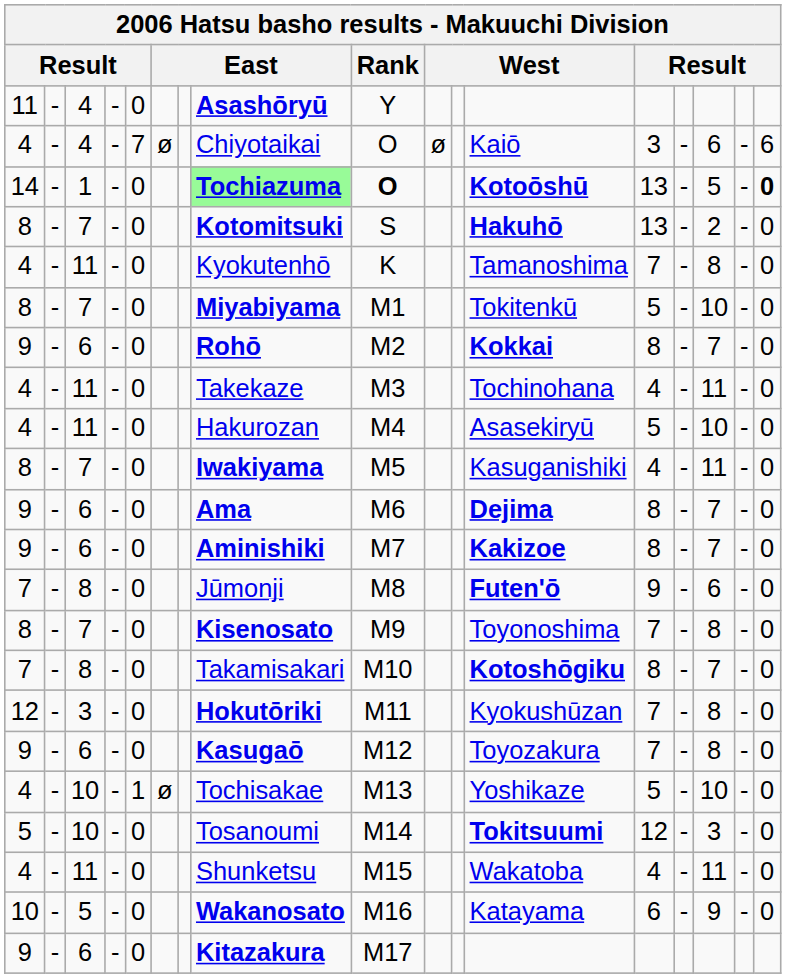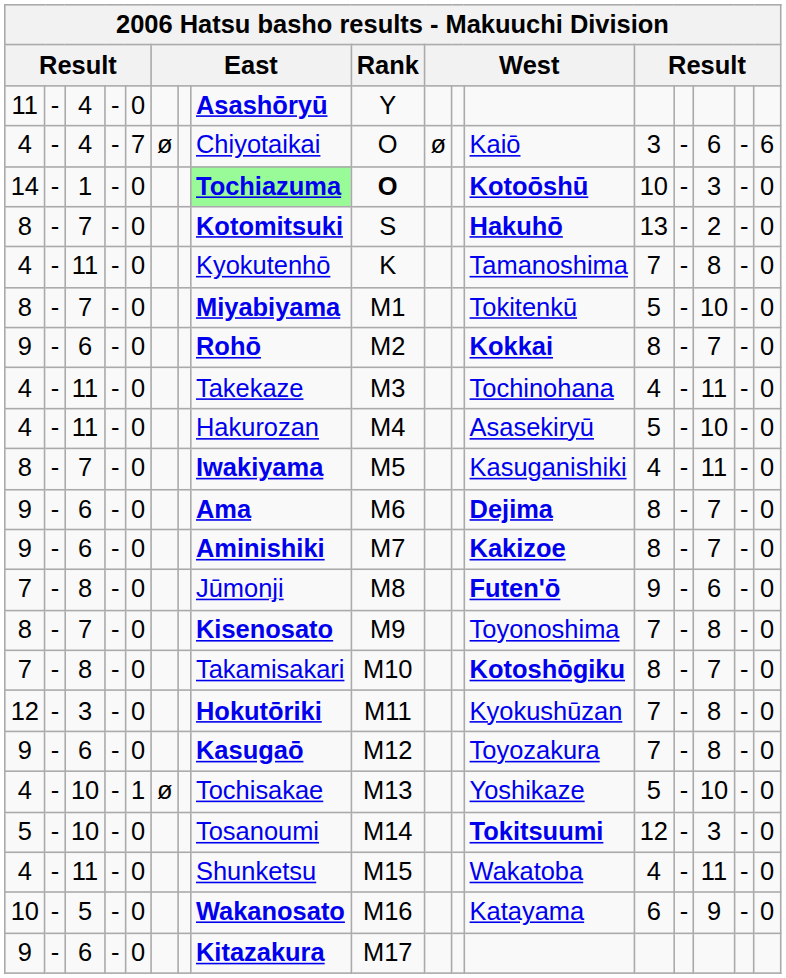(654, 186) 13 -> (654, 186) 10
(714, 186) 5 -> (714, 186) 3
(767, 186) bold -> (767, 186) normal
